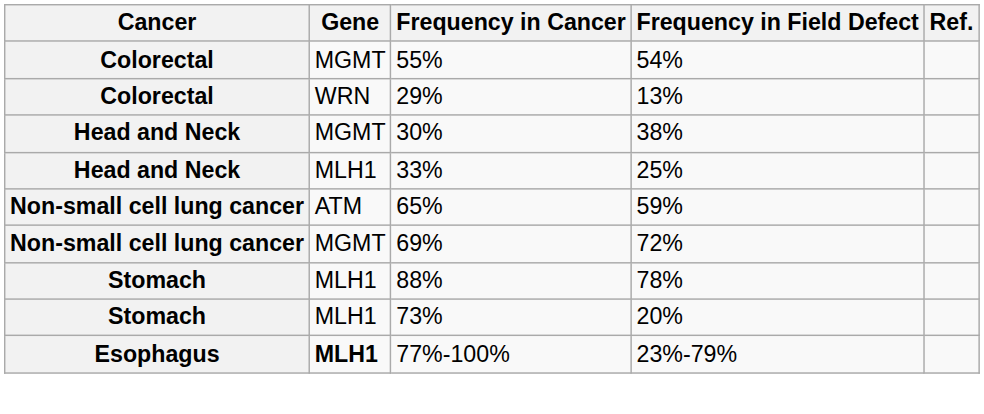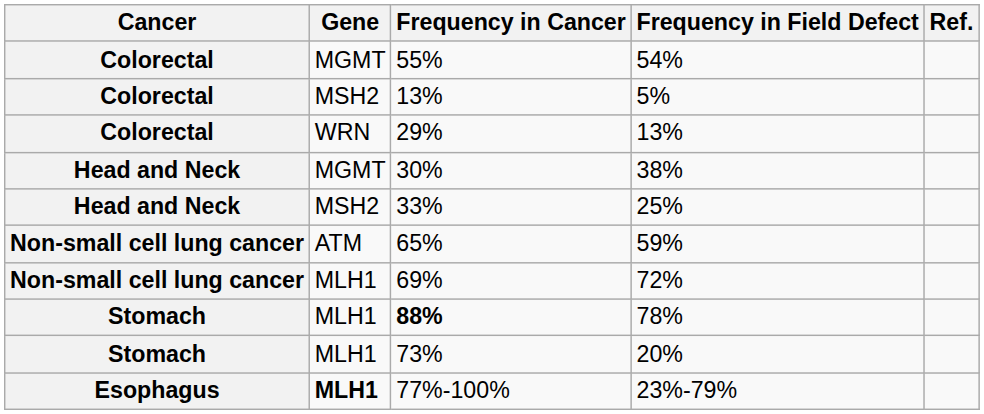+ row: (653, 96)
(346, 170) MLH1 -> (347, 206) MSH2
(350, 243) MGMT -> (346, 280) MLH1
(420, 280) normal -> (420, 317) bold
